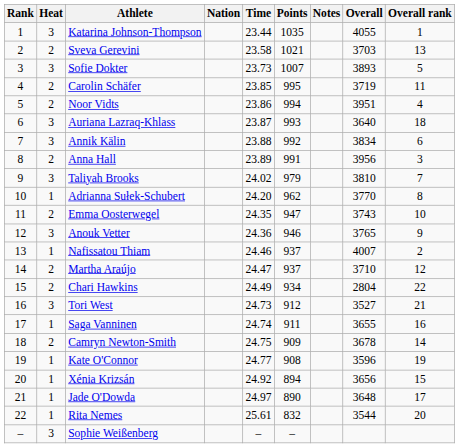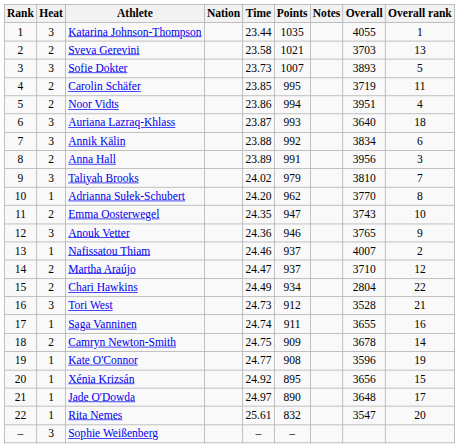(364, 305) 3527 -> (364, 305) 3528
(292, 379) 894 -> (292, 379) 895
(364, 415) 3544 -> (364, 415) 3547
